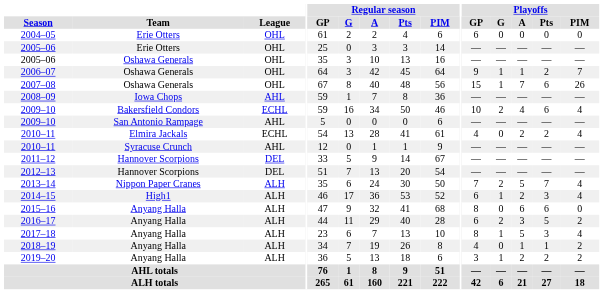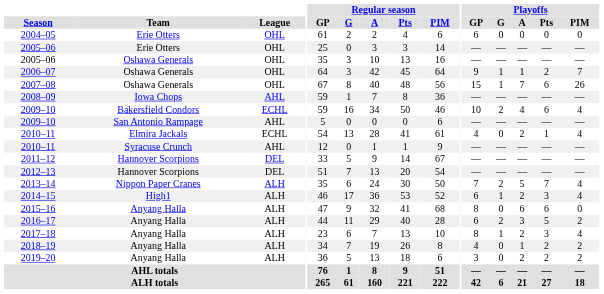(546, 134) 2 -> (546, 134) 1
(522, 233) 5 -> (522, 233) 2
(546, 245) 1 -> (546, 245) 2
(501, 258) 1 -> (501, 258) 0
